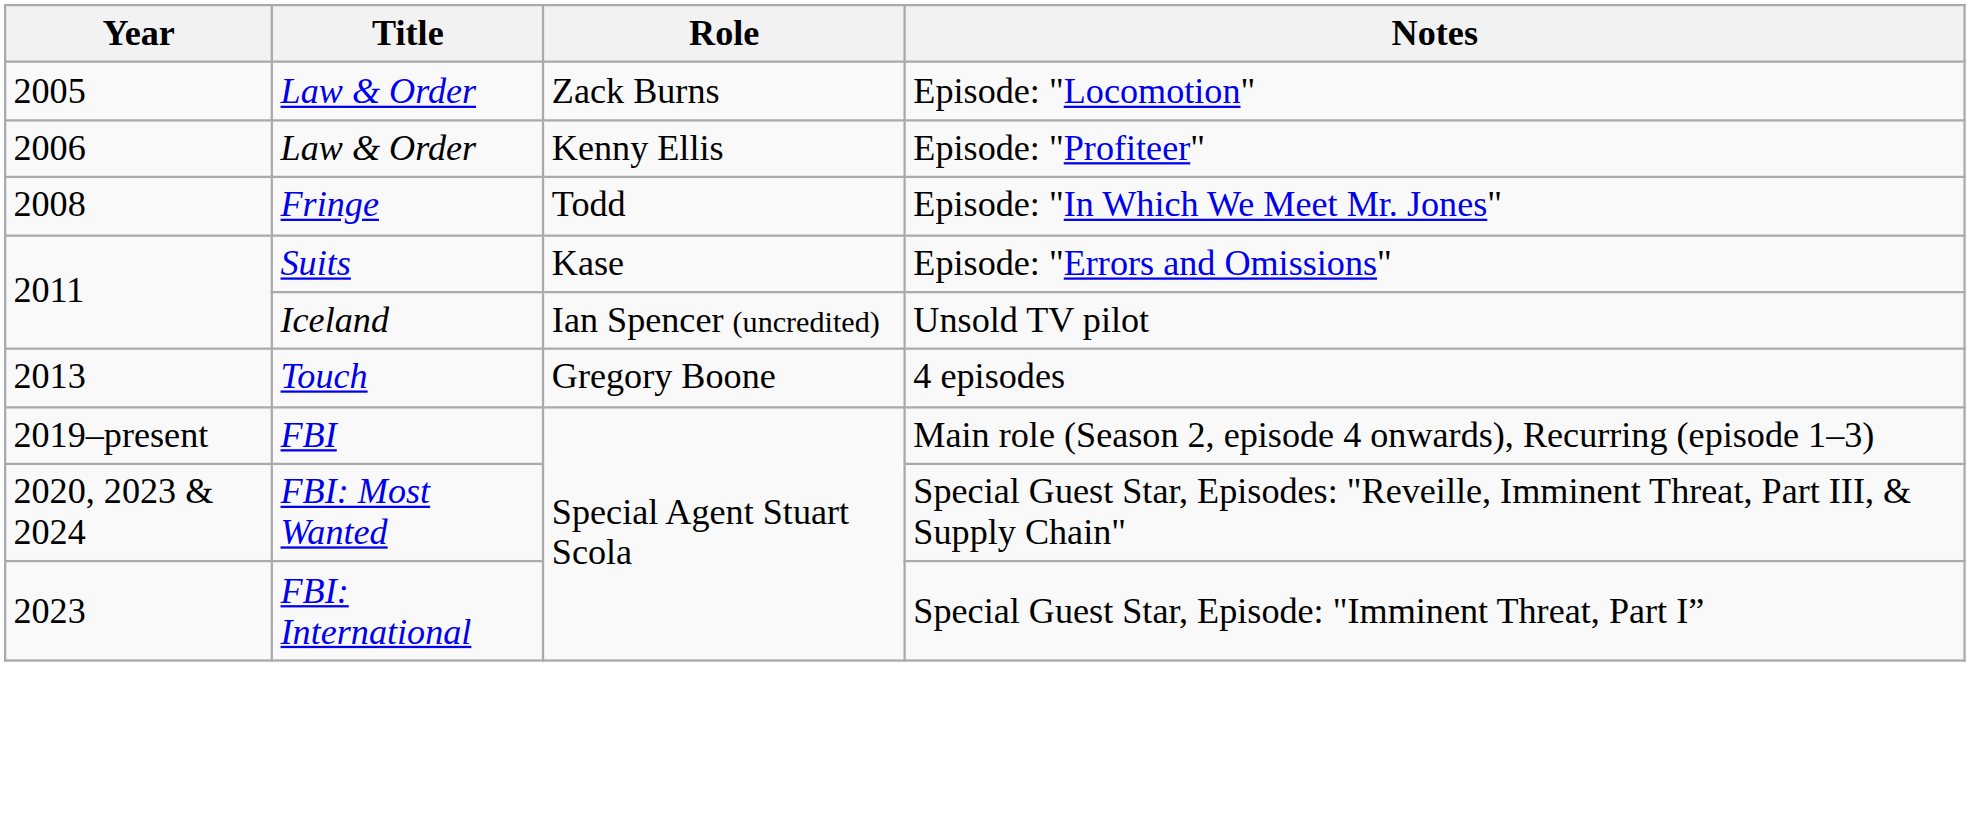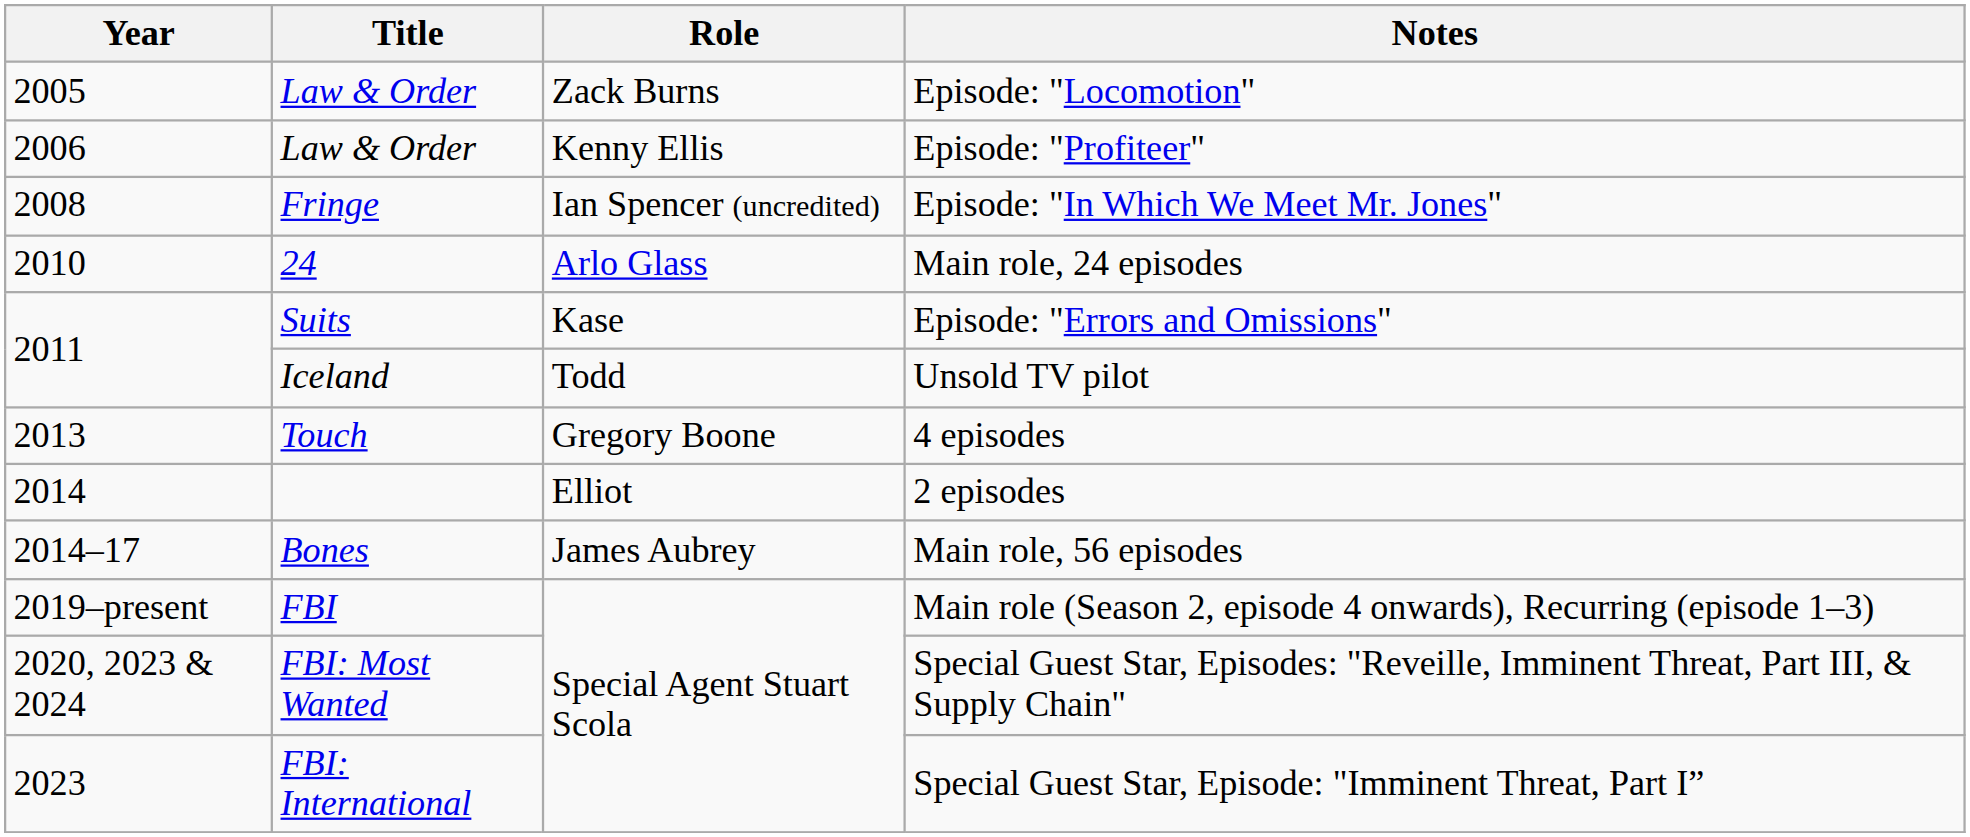(589, 205) Todd -> (716, 205) Ian Spencer (uncredited)
+ row: (1078, 262)
(716, 319) Ian Spencer (uncredited) -> (589, 377) Todd
+ row: (989, 491)
+ row: (1078, 549)
